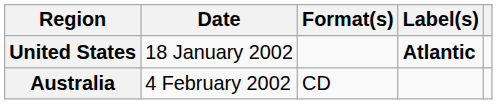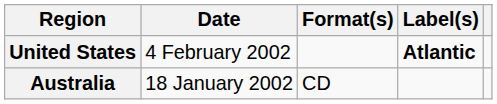(219, 51) 18 January 2002 -> (218, 51) 4 February 2002
(218, 83) 4 February 2002 -> (219, 83) 18 January 2002
